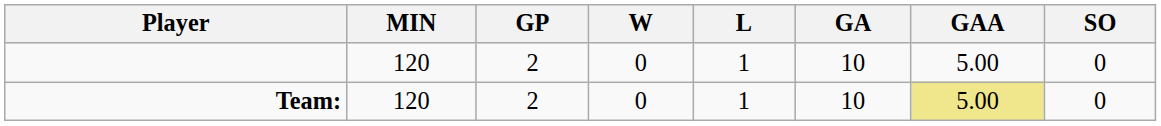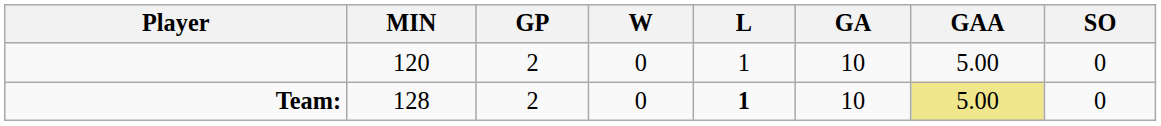(411, 100) 120 -> (411, 100) 128
(744, 100) normal -> (744, 100) bold
